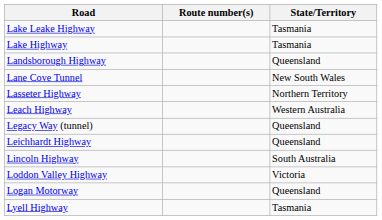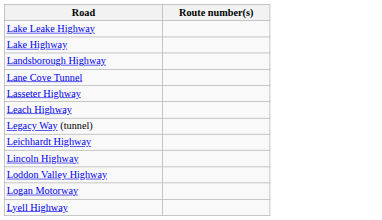- column: (323, 12)
